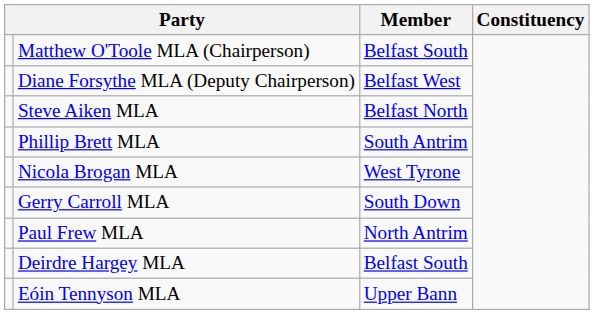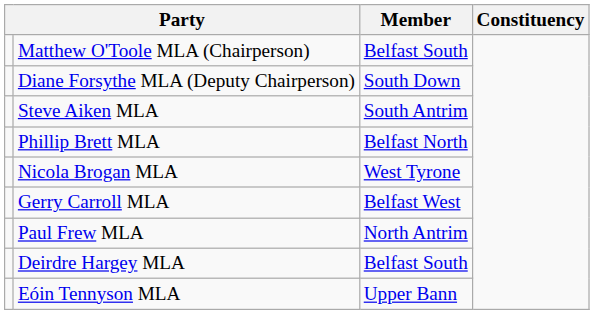(412, 80) Belfast West -> (412, 80) South Down
(416, 111) Belfast North -> (416, 111) South Antrim
(416, 141) South Antrim -> (416, 141) Belfast North
(412, 202) South Down -> (412, 202) Belfast West
